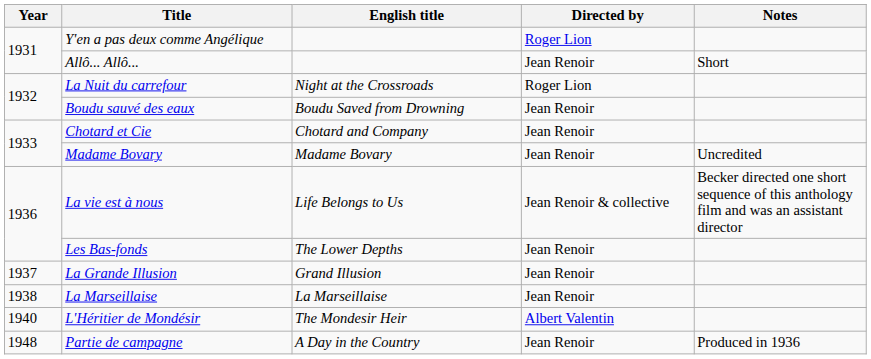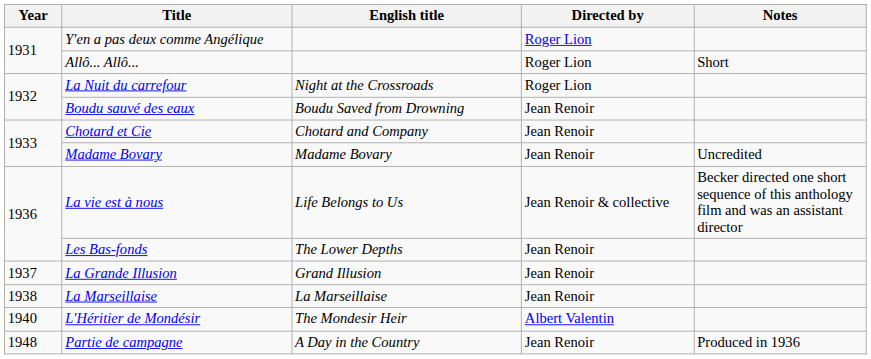(559, 62) Jean Renoir -> (558, 62) Roger Lion
